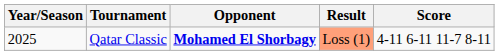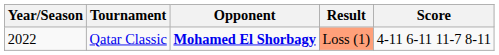(22, 38) 2025 -> (22, 38) 2022
